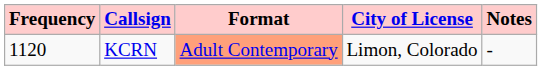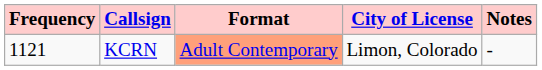(28, 49) 1120 -> (28, 49) 1121
